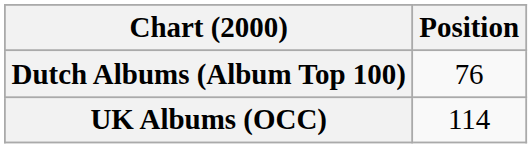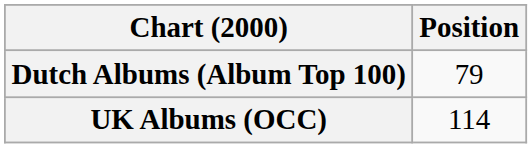(469, 73) 76 -> (469, 73) 79
